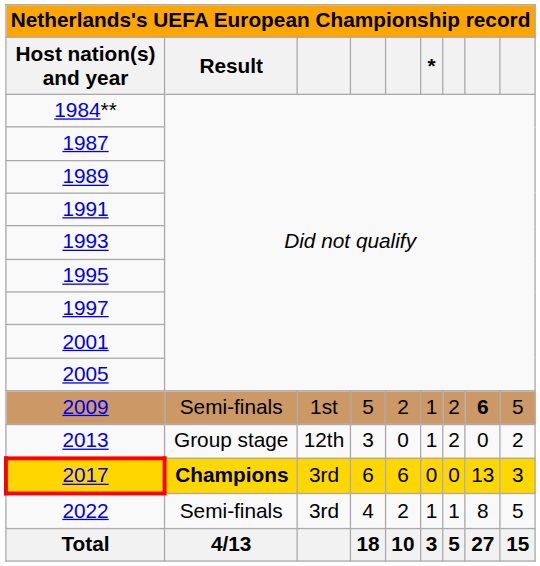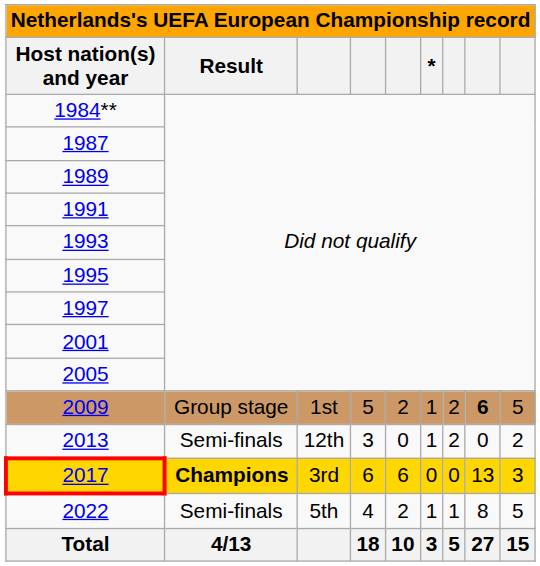(231, 407) Semi-finals -> (231, 407) Group stage
(231, 440) Group stage -> (231, 440) Semi-finals
(324, 510) 3rd -> (324, 510) 5th
